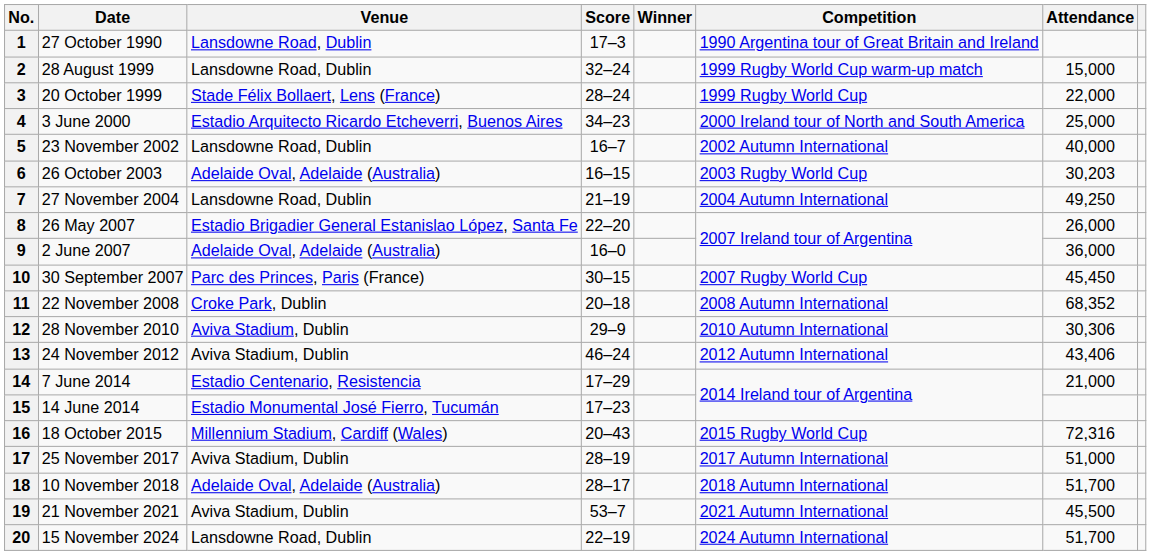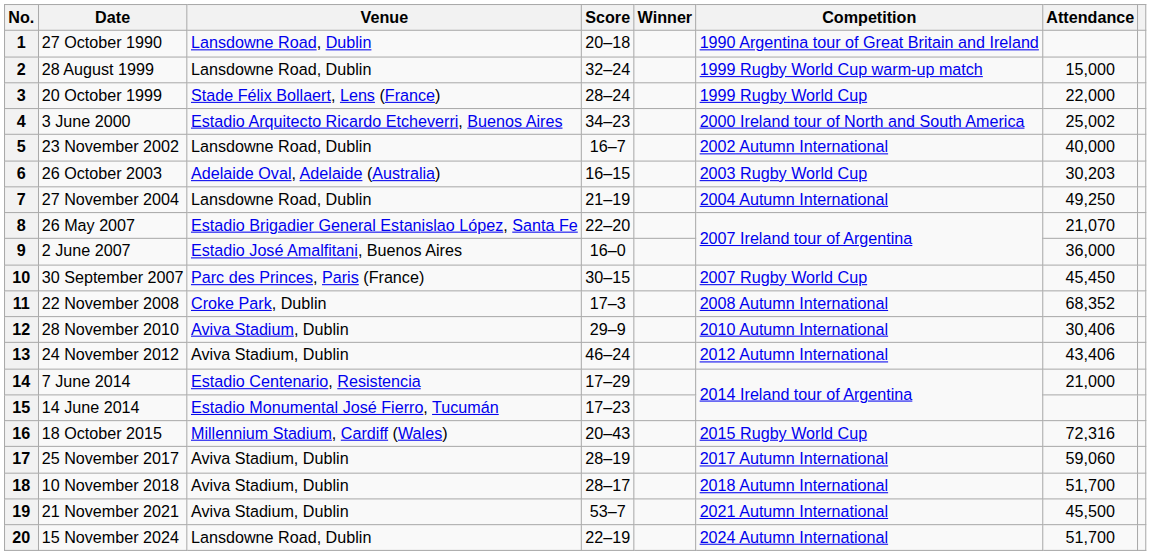(608, 43) 17–3 -> (608, 43) 20–18
(1090, 121) 25,000 -> (1090, 121) 25,002
(1090, 225) 26,000 -> (1090, 225) 21,070
(316, 251) Adelaide Oval, Adelaide (Australia) -> (326, 251) Estadio José Amalfitani, Buenos Aires
(608, 303) 20–18 -> (608, 303) 17–3
(1090, 329) 30,306 -> (1090, 329) 30,406
(1090, 459) 51,000 -> (1090, 459) 59,060
(316, 485) Adelaide Oval, Adelaide (Australia) -> (270, 485) Aviva Stadium, Dublin
